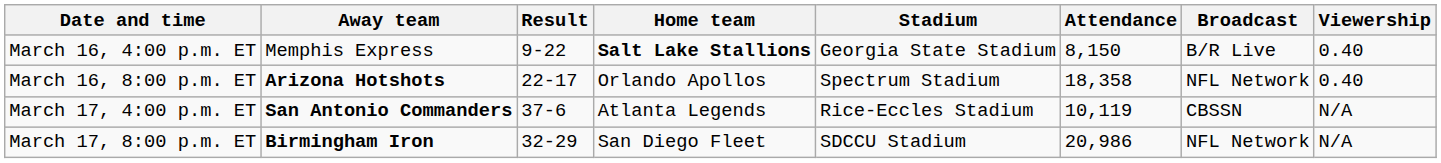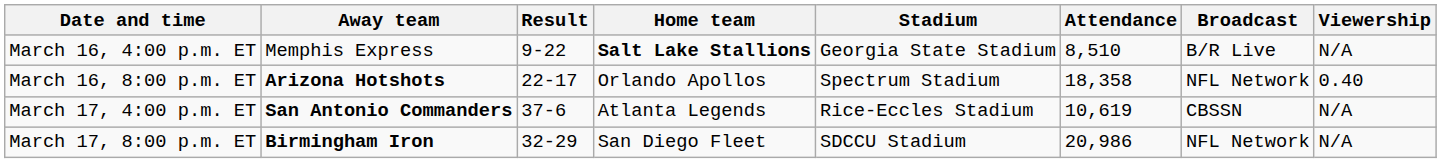(1093, 50) 8,150 -> (1093, 50) 8,510
(1341, 50) 0.40 -> (1335, 50) N/A
(1099, 112) 10,119 -> (1099, 112) 10,619
